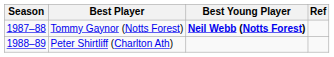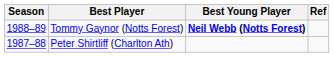(26, 28) 1987–88 -> (26, 28) 1988–89
(26, 44) 1988–89 -> (26, 44) 1987–88
